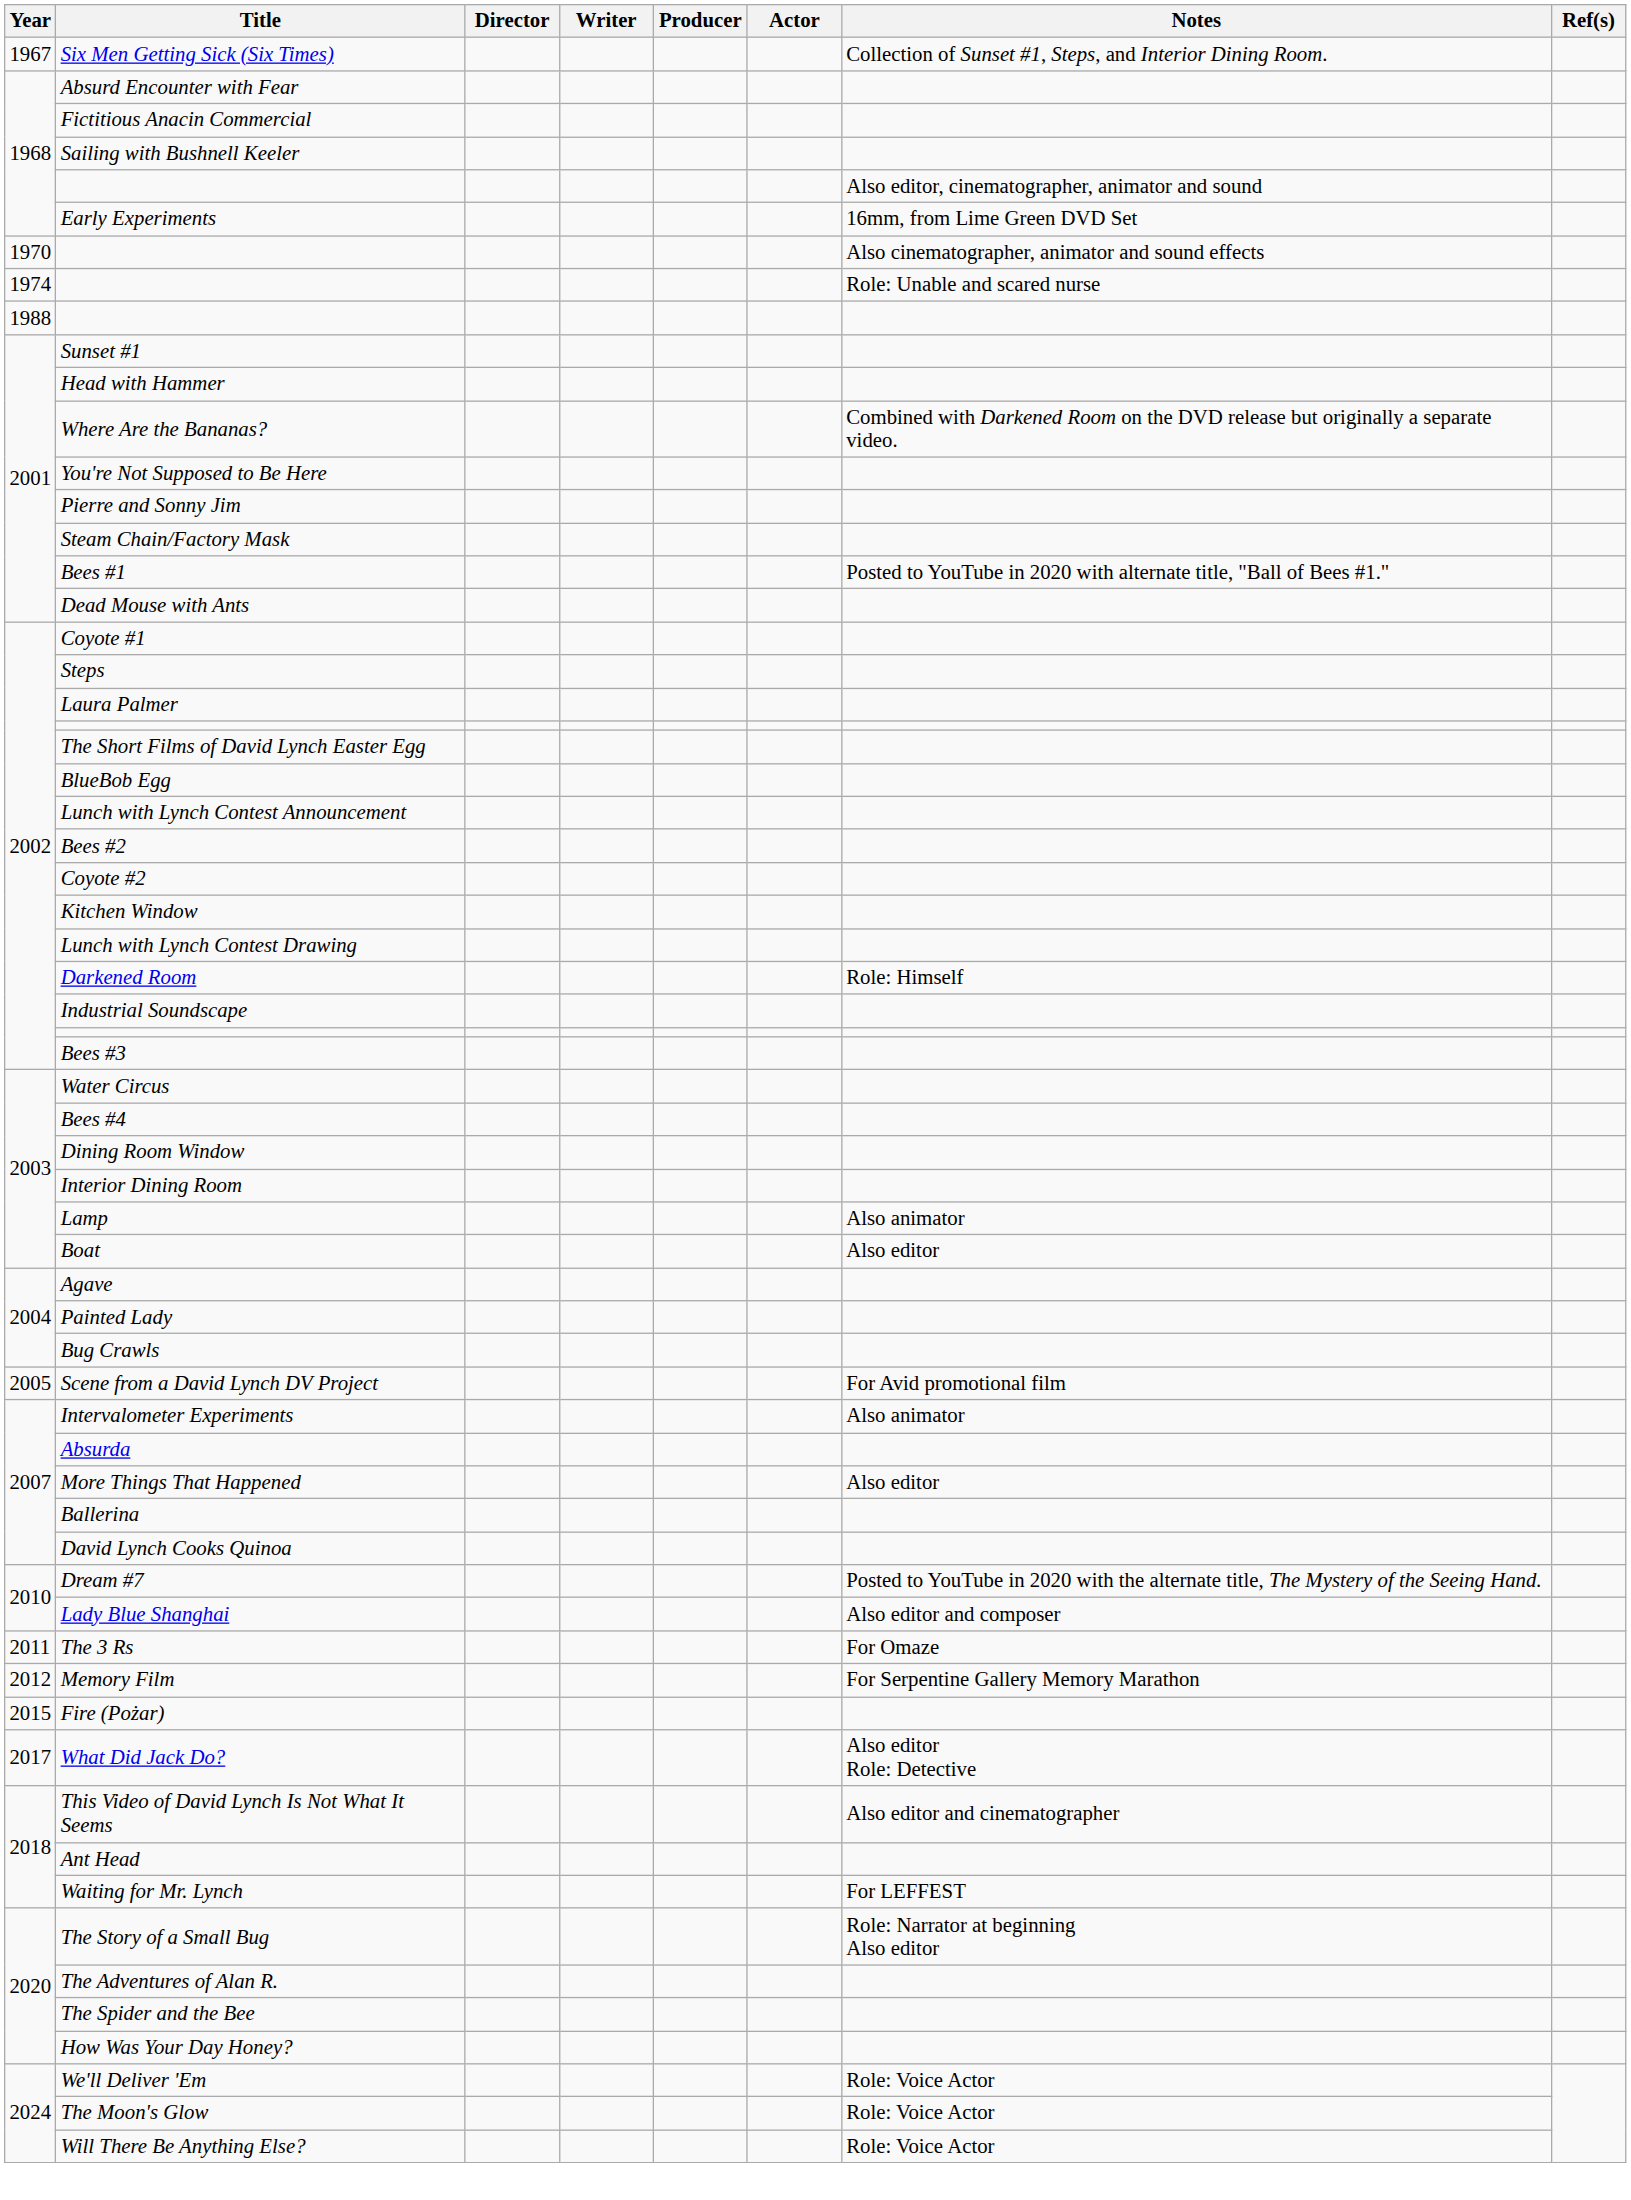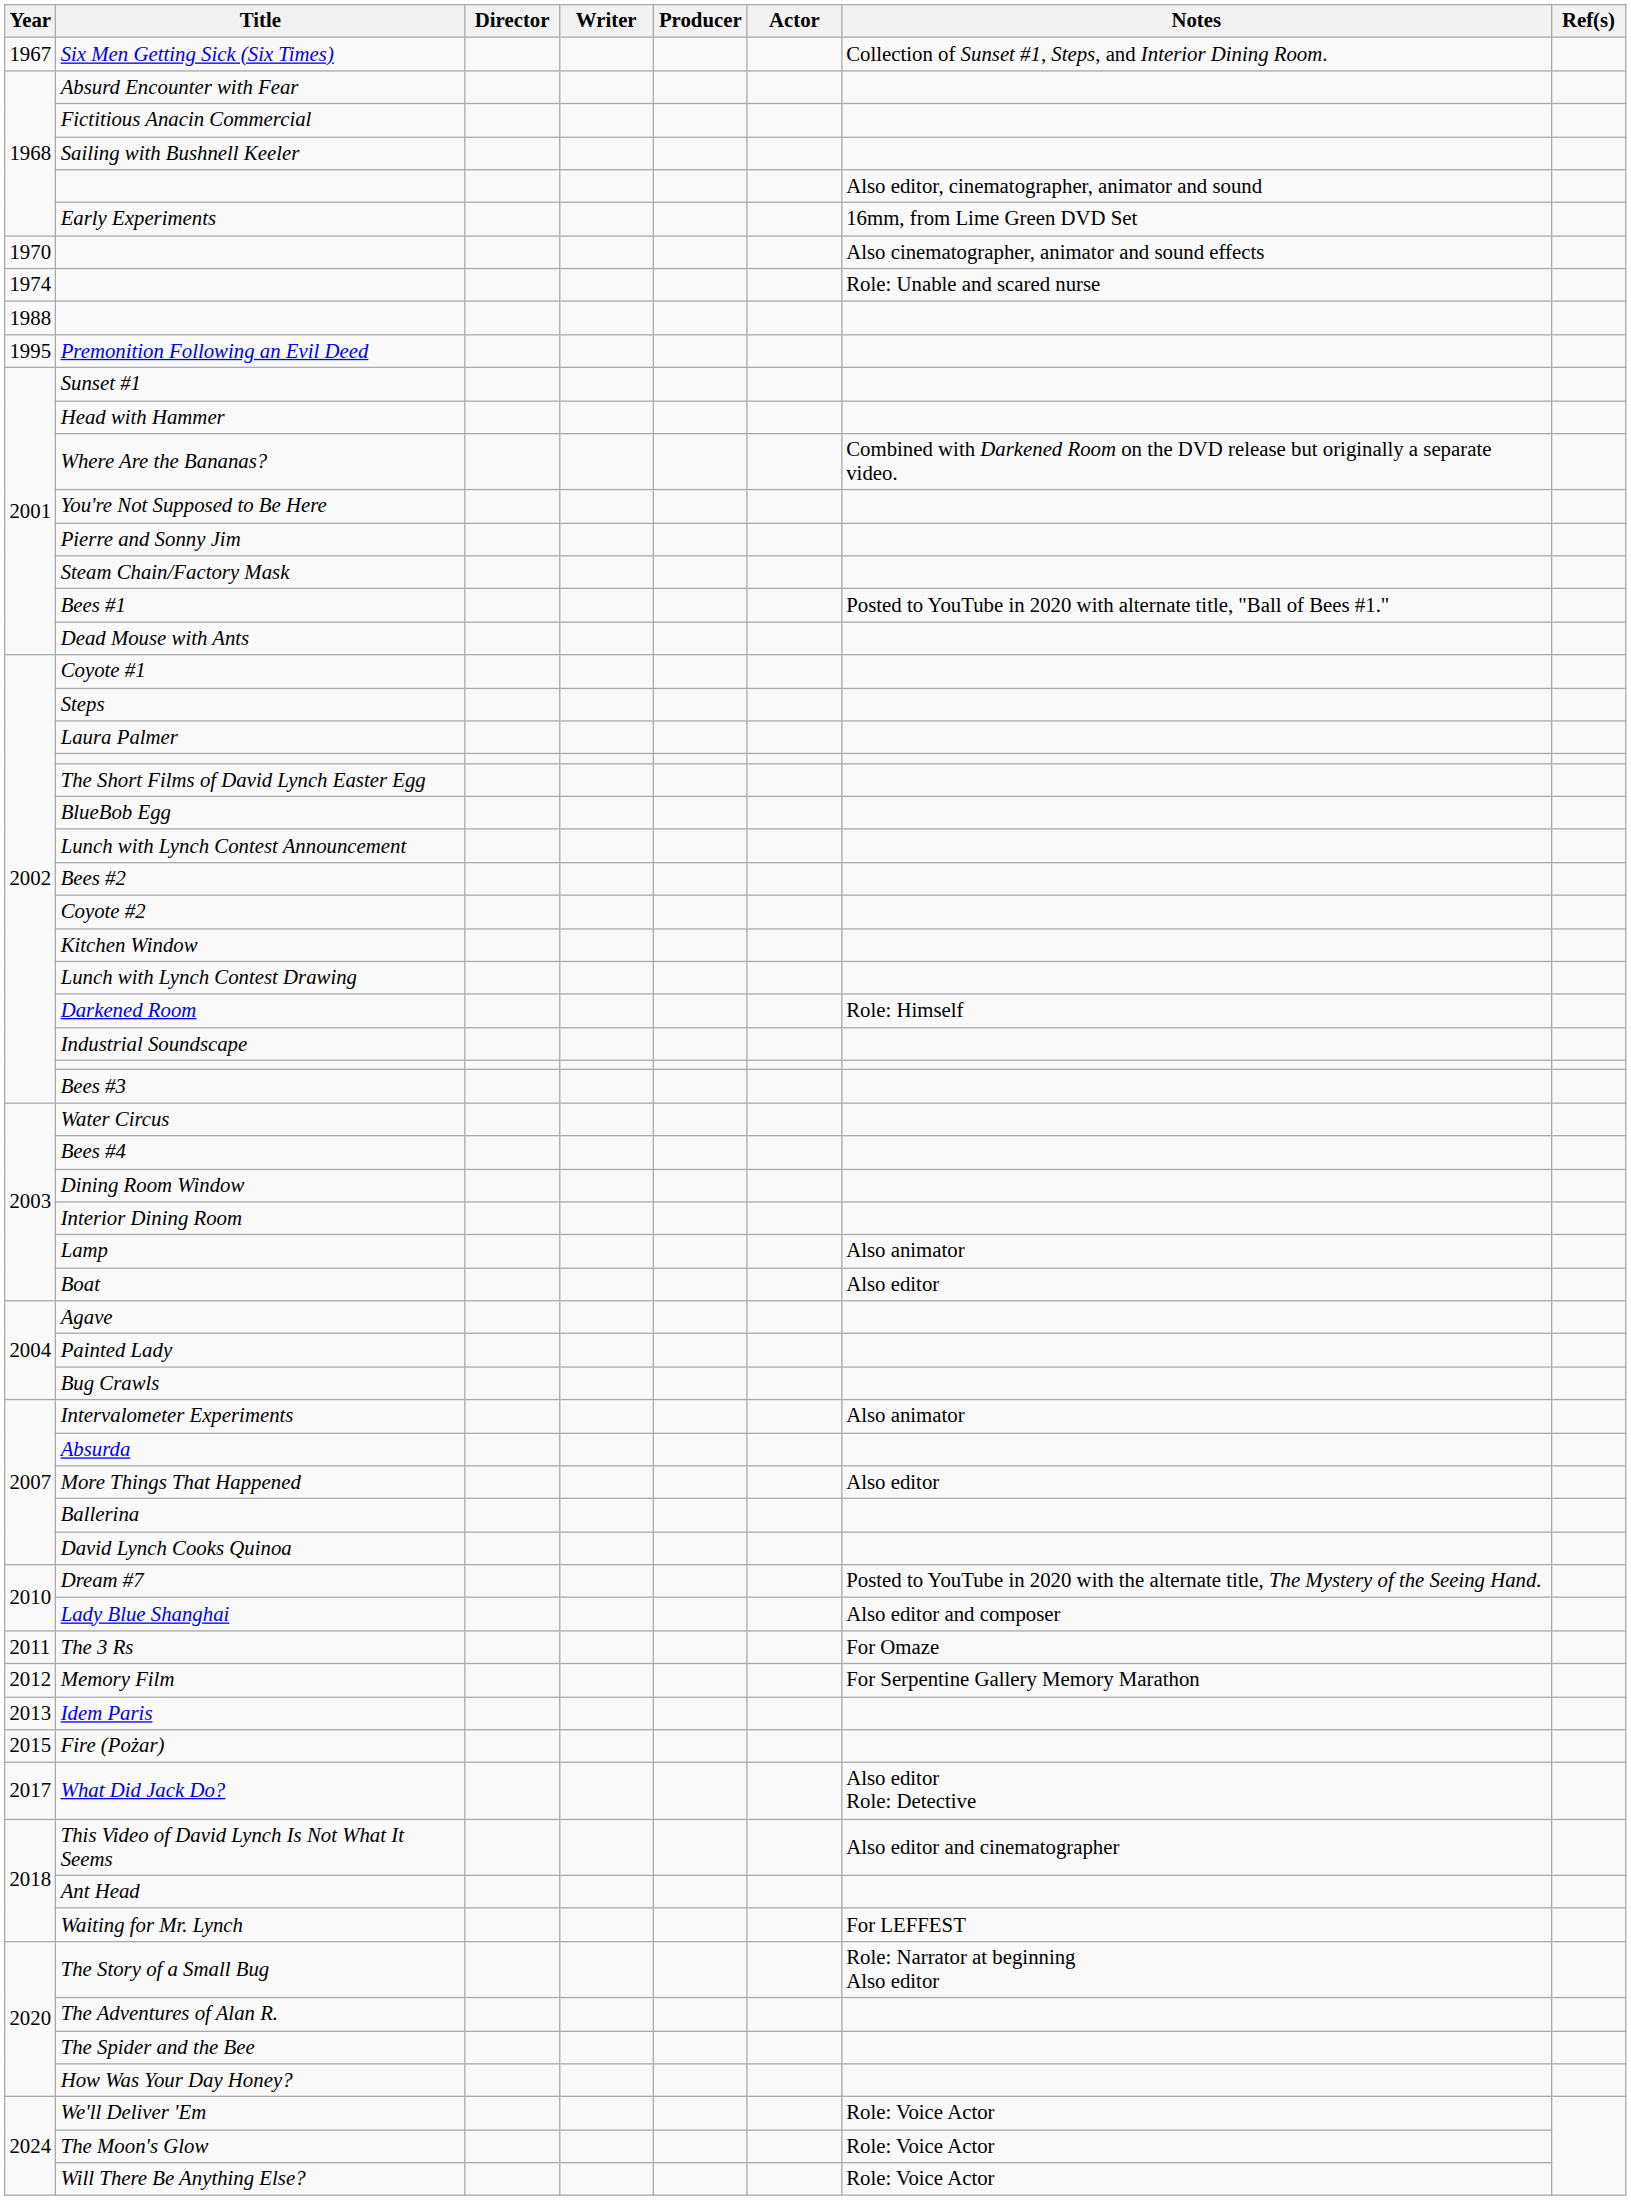+ row: (30, 350)
- row: (30, 1383)
+ row: (30, 1712)
